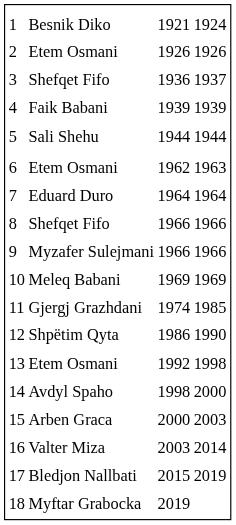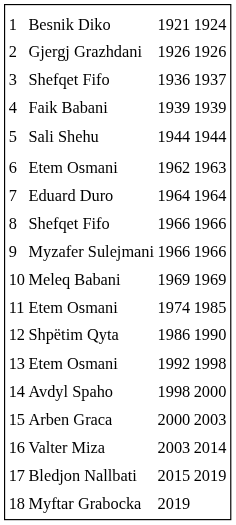(73, 52) Etem Osmani -> (85, 52) Gjergj Grazhdani
(85, 307) Gjergj Grazhdani -> (73, 307) Etem Osmani
